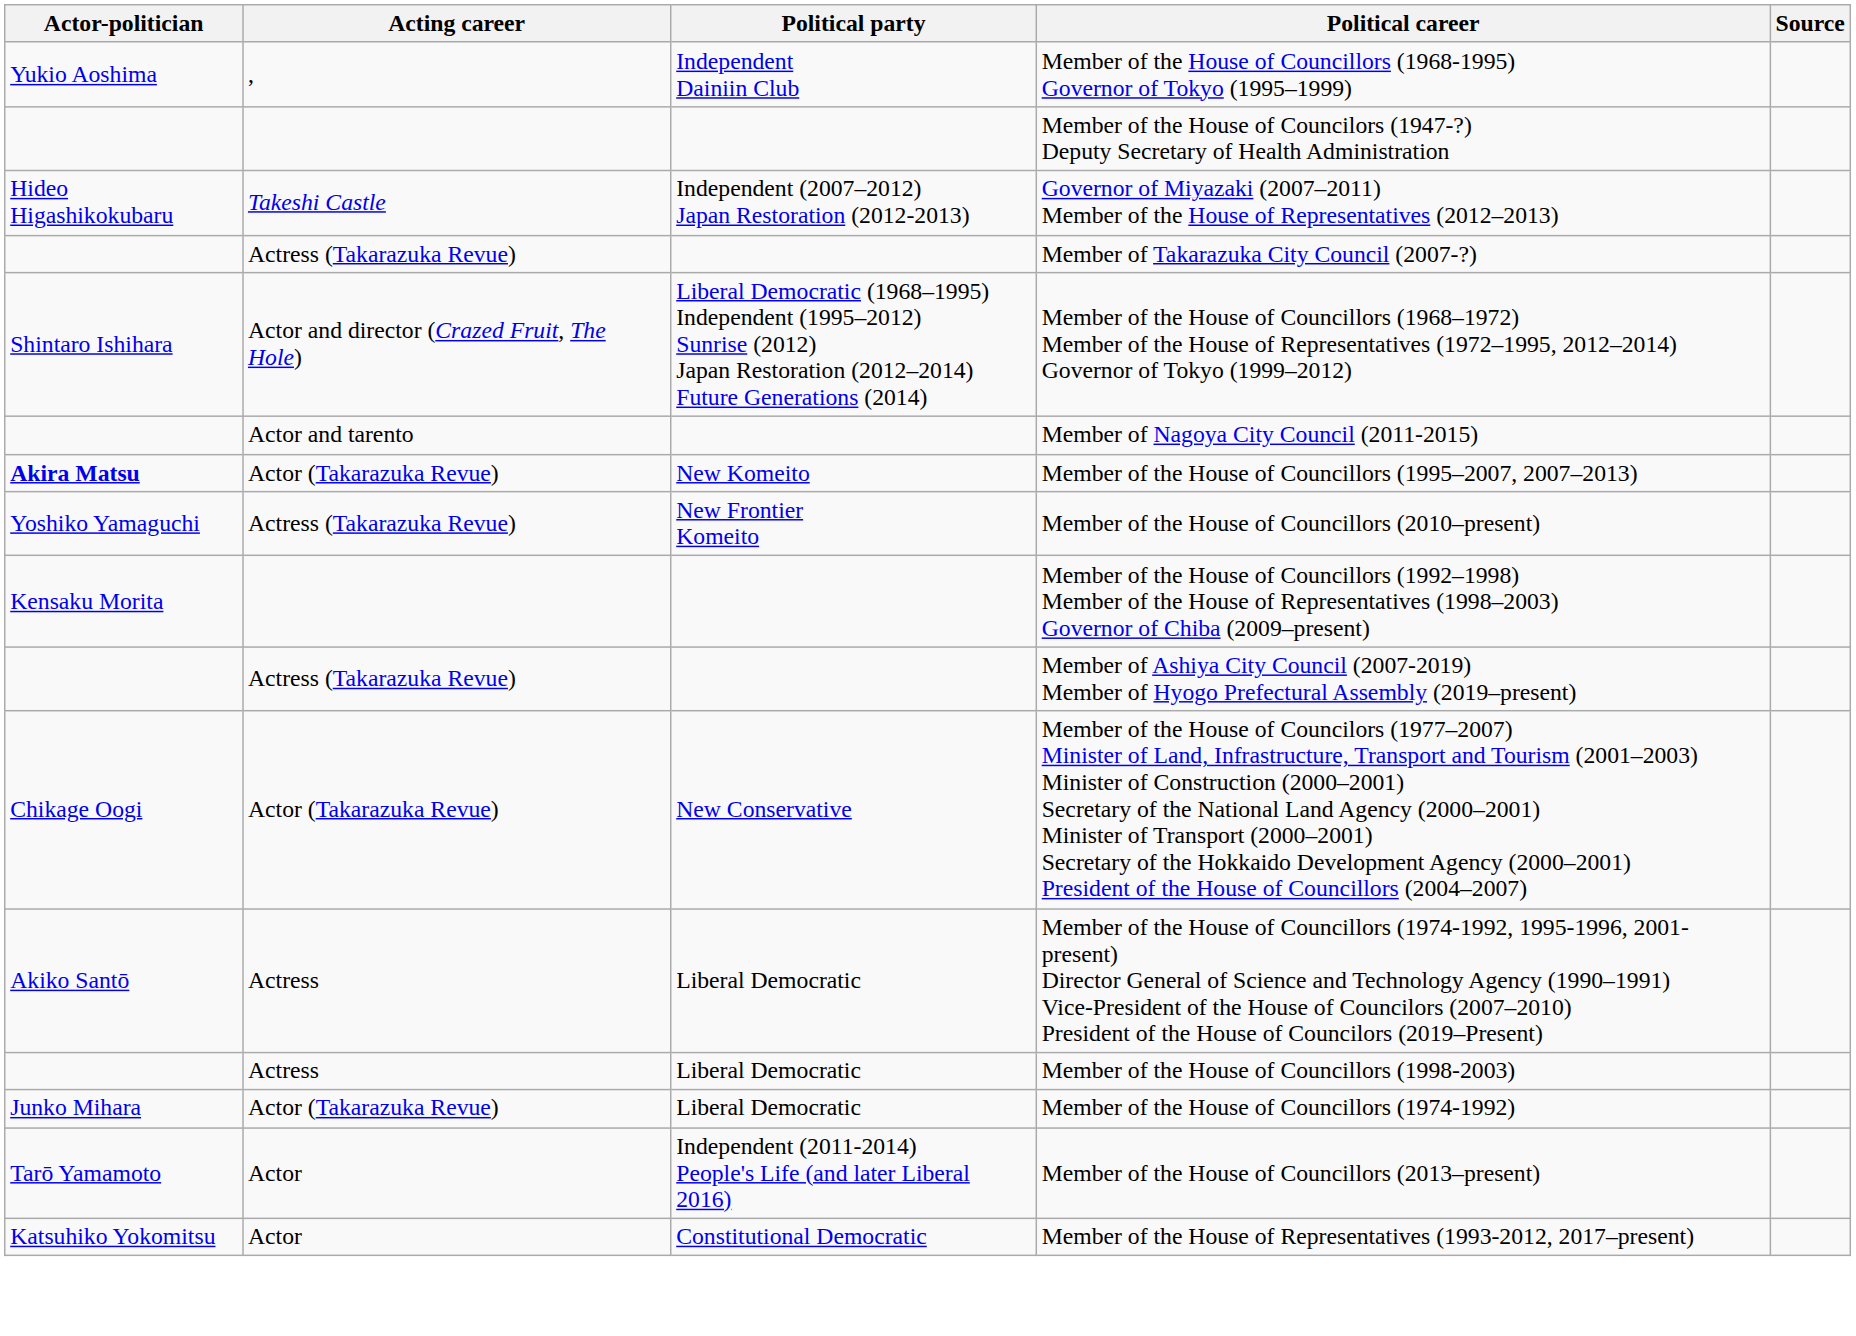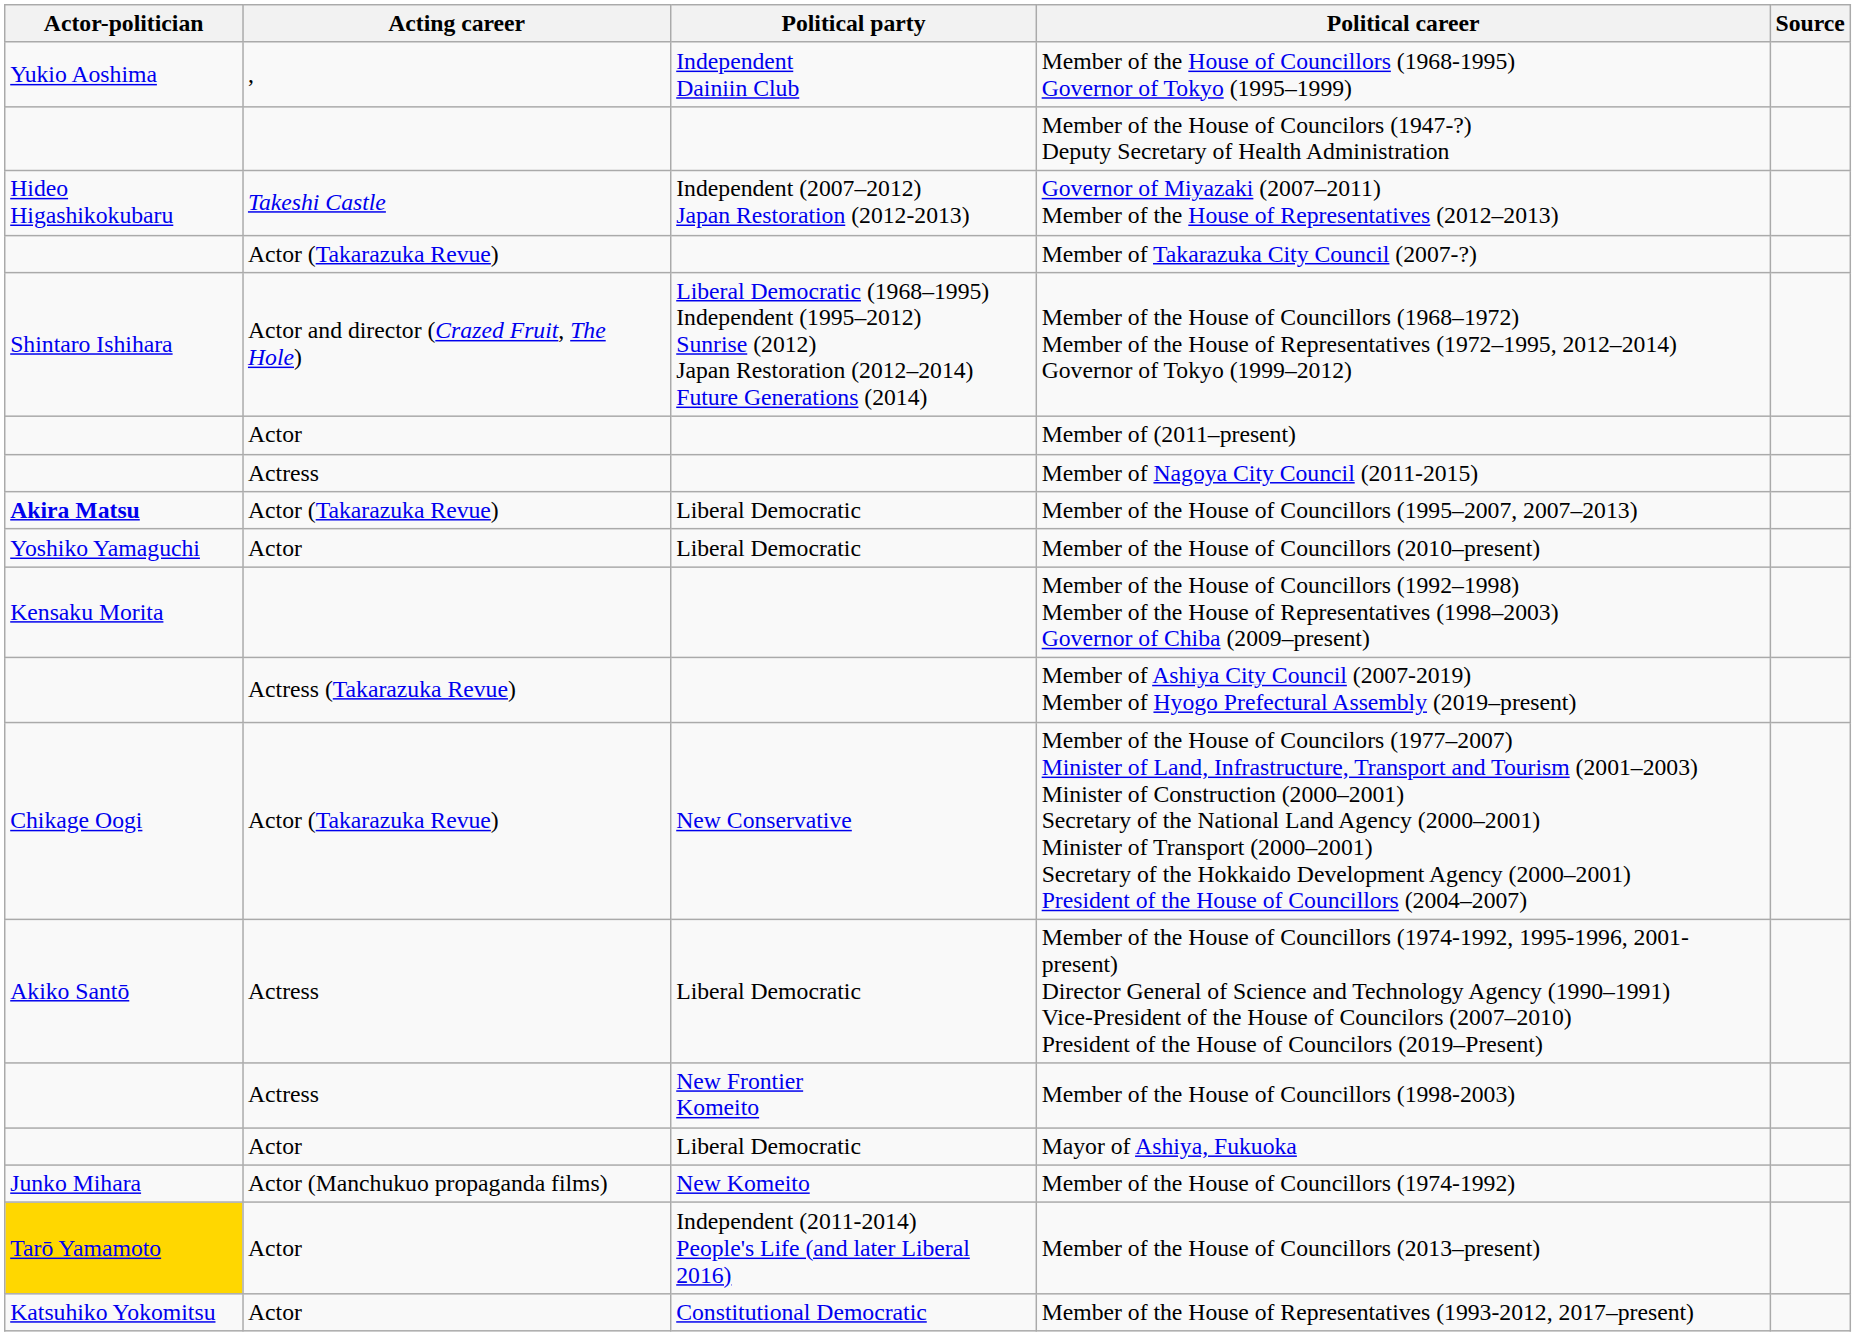(382, 253) Actress (Takarazuka Revue) -> (373, 253) Actor (Takarazuka Revue)
+ row: (1169, 435)
(331, 435) Actor and tarento -> (283, 472) Actress
(743, 472) New Komeito -> (769, 510) Liberal Democratic
(382, 523) Actress (Takarazuka Revue) -> (275, 547) Actor
(740, 523) New Frontier Komeito -> (769, 547) Liberal Democratic
(769, 1070) Liberal Democratic -> (740, 1095) New Frontier Komeito
+ row: (1169, 1146)
(373, 1108) Actor (Takarazuka Revue) -> (428, 1183) Actor (Manchukuo propaganda films)
(769, 1108) Liberal Democratic -> (743, 1183) New Komeito
(86, 1172) no background -> (86, 1247) gold background
